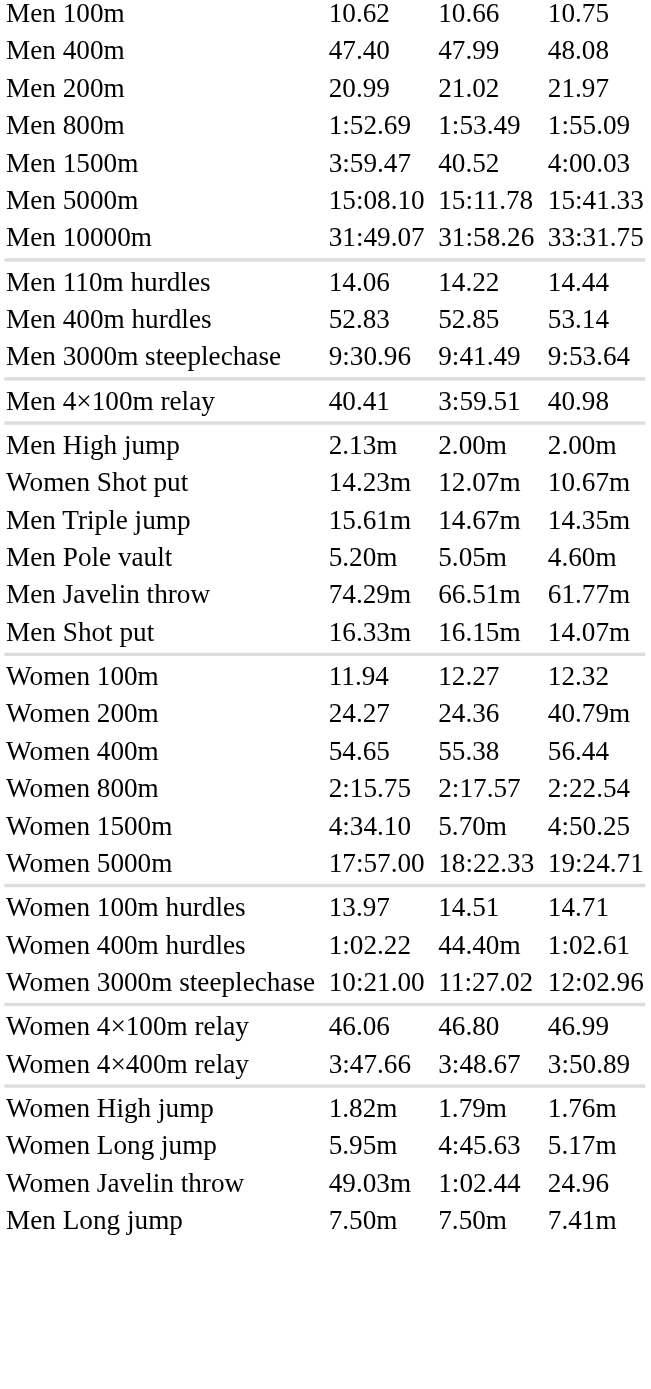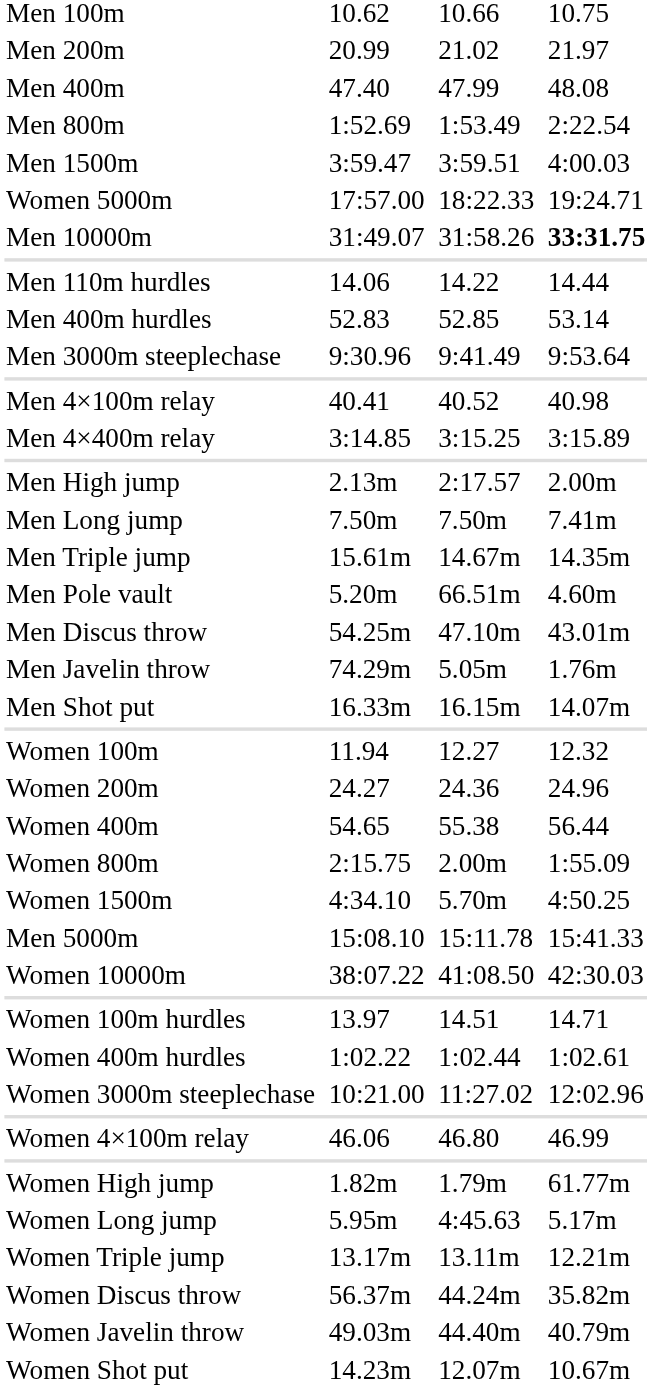rows swapped: (65, 87) <-> (65, 50)
(589, 125) 1:55.09 -> (589, 125) 2:22.54
(469, 162) 40.52 -> (479, 162) 3:59.51
rows swapped: (72, 200) <-> (89, 863)
(596, 237) normal -> (597, 237) bold
(479, 400) 3:59.51 -> (469, 400) 40.52
+ row: (110, 438)
(473, 444) 2.00m -> (479, 482) 2:17.57
rows swapped: (95, 1220) <-> (97, 482)
(473, 557) 5.05m -> (479, 594) 66.51m
+ row: (107, 631)
(479, 594) 66.51m -> (473, 669) 5.05m
(589, 594) 61.77m -> (582, 669) 1.76m
(589, 713) 40.79m -> (578, 788) 24.96
(479, 788) 2:17.57 -> (473, 863) 2.00m
(589, 788) 2:22.54 -> (589, 863) 1:55.09
+ row: (96, 975)
(479, 944) 44.40m -> (479, 1056) 1:02.44
- row: (127, 1063)
(582, 1107) 1.76m -> (589, 1182) 61.77m
+ row: (115, 1257)
+ row: (124, 1294)
(479, 1182) 1:02.44 -> (479, 1332) 44.40m
(578, 1182) 24.96 -> (589, 1332) 40.79m
